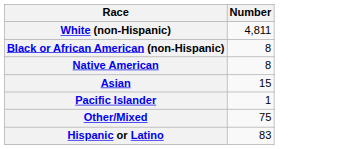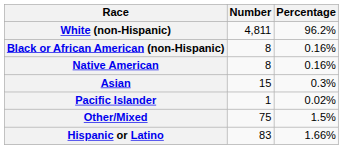+ column: (306, 13)
